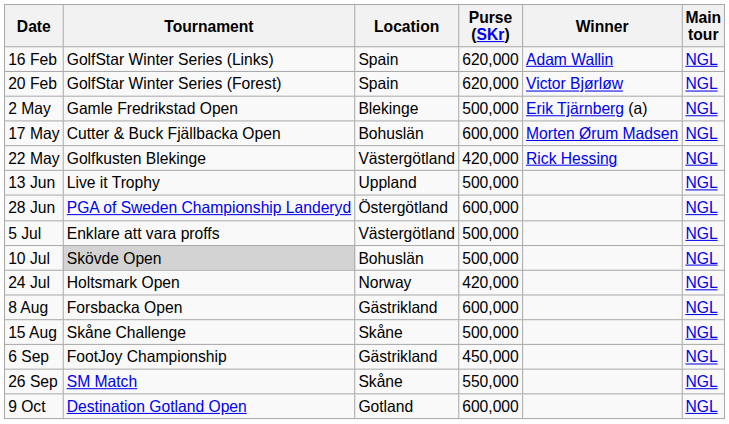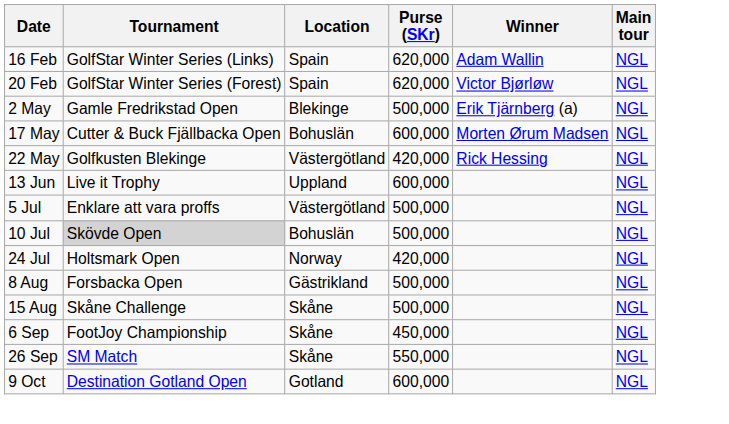(490, 183) 500,000 -> (421, 183) 600,000
- row: (32, 208)
(490, 307) 600,000 -> (421, 282) 500,000
(398, 357) Gästrikland -> (311, 332) Skåne
